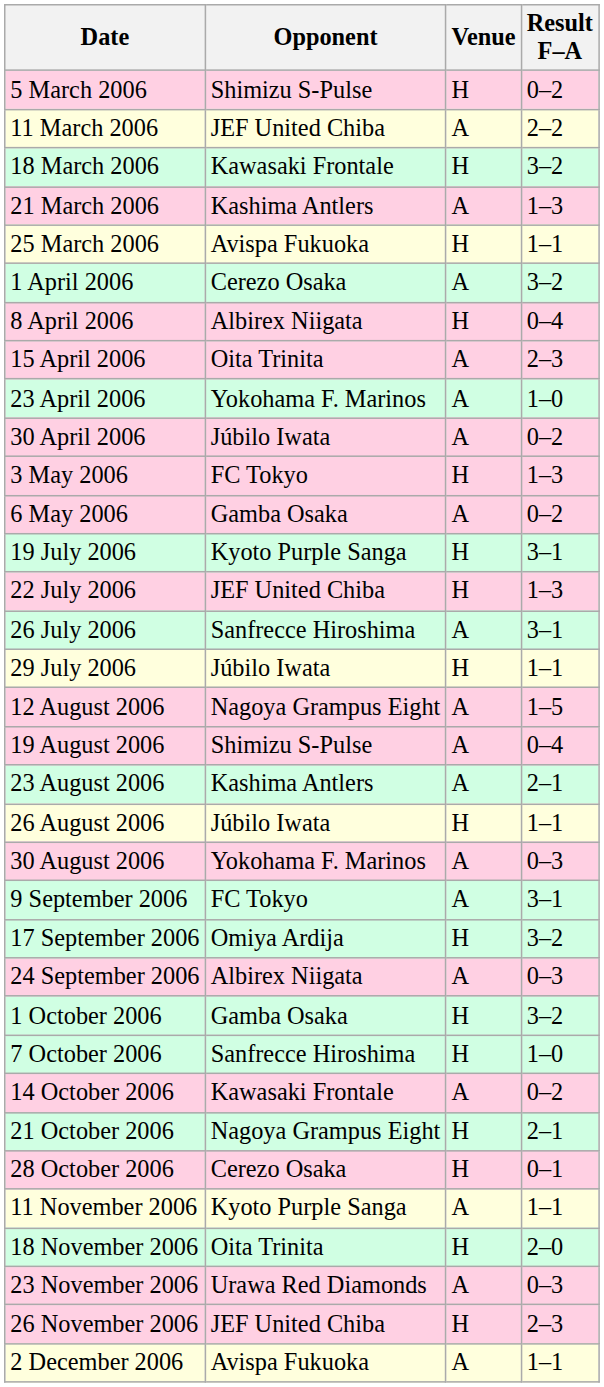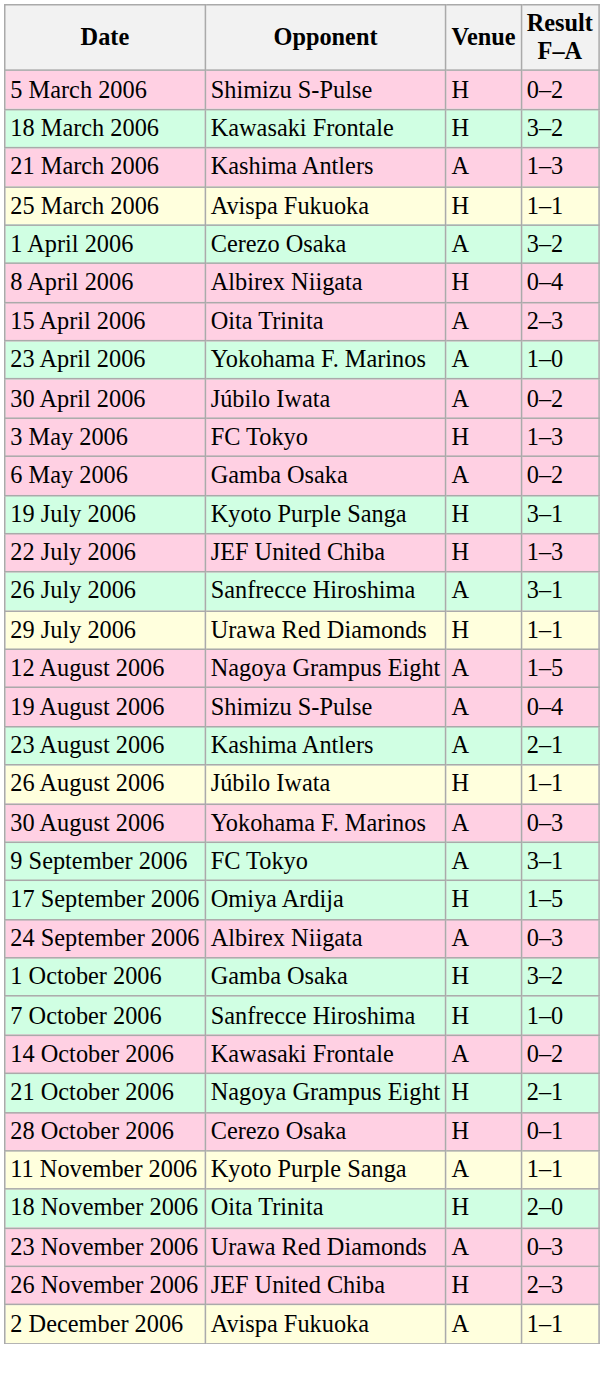- row: (84, 128)
(270, 668) Júbilo Iwata -> (319, 629) Urawa Red Diamonds
(545, 938) 3–2 -> (545, 899) 1–5
